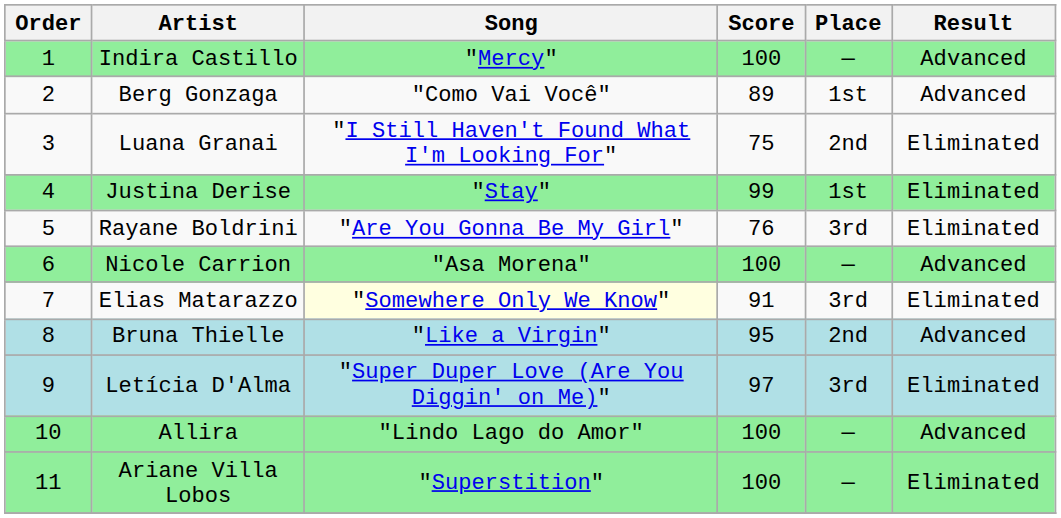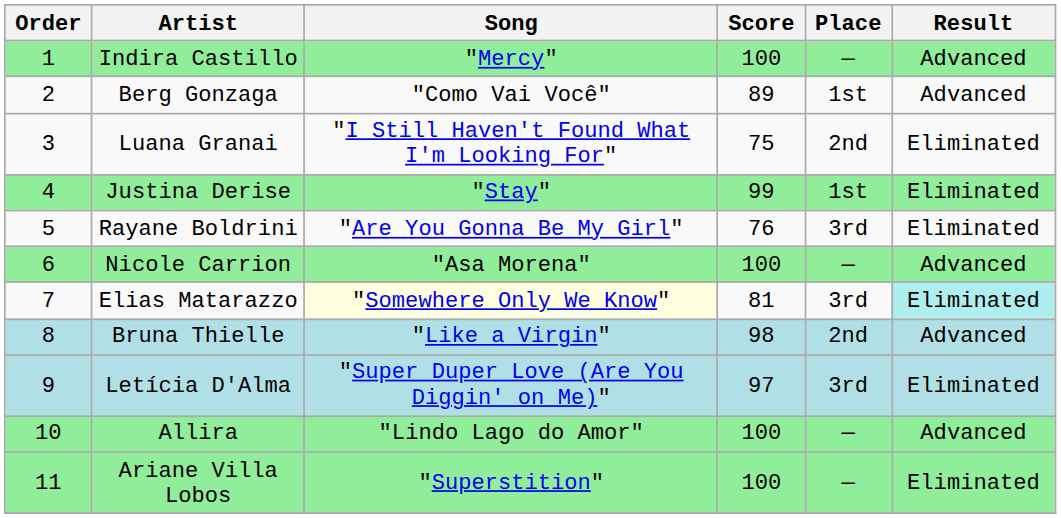(761, 300) 91 -> (761, 300) 81
(973, 300) no background -> (973, 300) paleturquoise background
(761, 337) 95 -> (761, 337) 98
